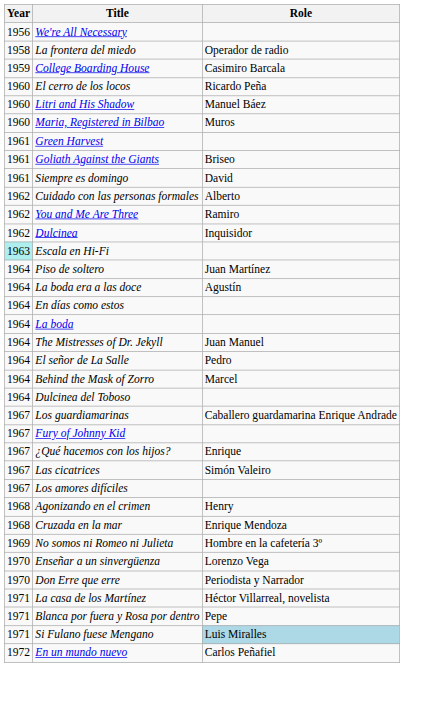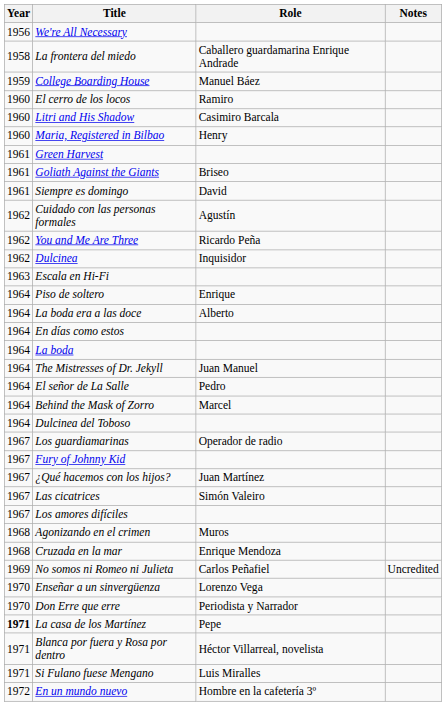+ column: (413, 13)
(247, 50) Operador de radio -> (274, 56) Caballero guardamarina Enrique Andrade
(245, 68) Casimiro Barcala -> (229, 81) Manuel Báez
(236, 86) Ricardo Peña -> (216, 99) Ramiro
(235, 104) Manuel Báez -> (239, 117) Casimiro Barcala
(220, 123) Muros -> (213, 136) Henry
(222, 196) Alberto -> (217, 215) Agustín
(222, 214) Ramiro -> (230, 240) Ricardo Peña
(19, 251) paleturquoise background -> (19, 277) no background
(237, 269) Juan Martínez -> (217, 295) Enrique
(223, 287) Agustín -> (216, 313) Alberto
(301, 415) Caballero guardamarina Enrique Andrade -> (241, 441) Operador de radio
(223, 452) Enrique -> (231, 478) Juan Martínez
(219, 506) Henry -> (214, 532) Muros
(263, 543) Hombre en la cafetería 3º -> (234, 569) Carlos Peñafiel
(19, 598) normal -> (19, 624) bold
(267, 598) Héctor Villarreal, novelista -> (210, 624) Pepe
(216, 616) Pepe -> (261, 648) Héctor Villarreal, novelista
(236, 634) lightblue background -> (230, 673) no background
(240, 653) Carlos Peñafiel -> (257, 691) Hombre en la cafetería 3º
